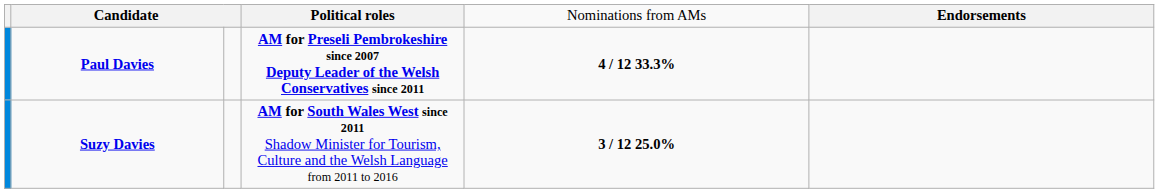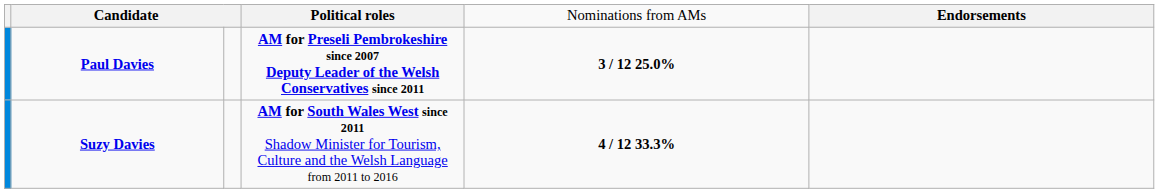(637, 63) 4 / 12 33.3% -> (637, 63) 3 / 12 25.0%
(637, 144) 3 / 12 25.0% -> (637, 144) 4 / 12 33.3%
